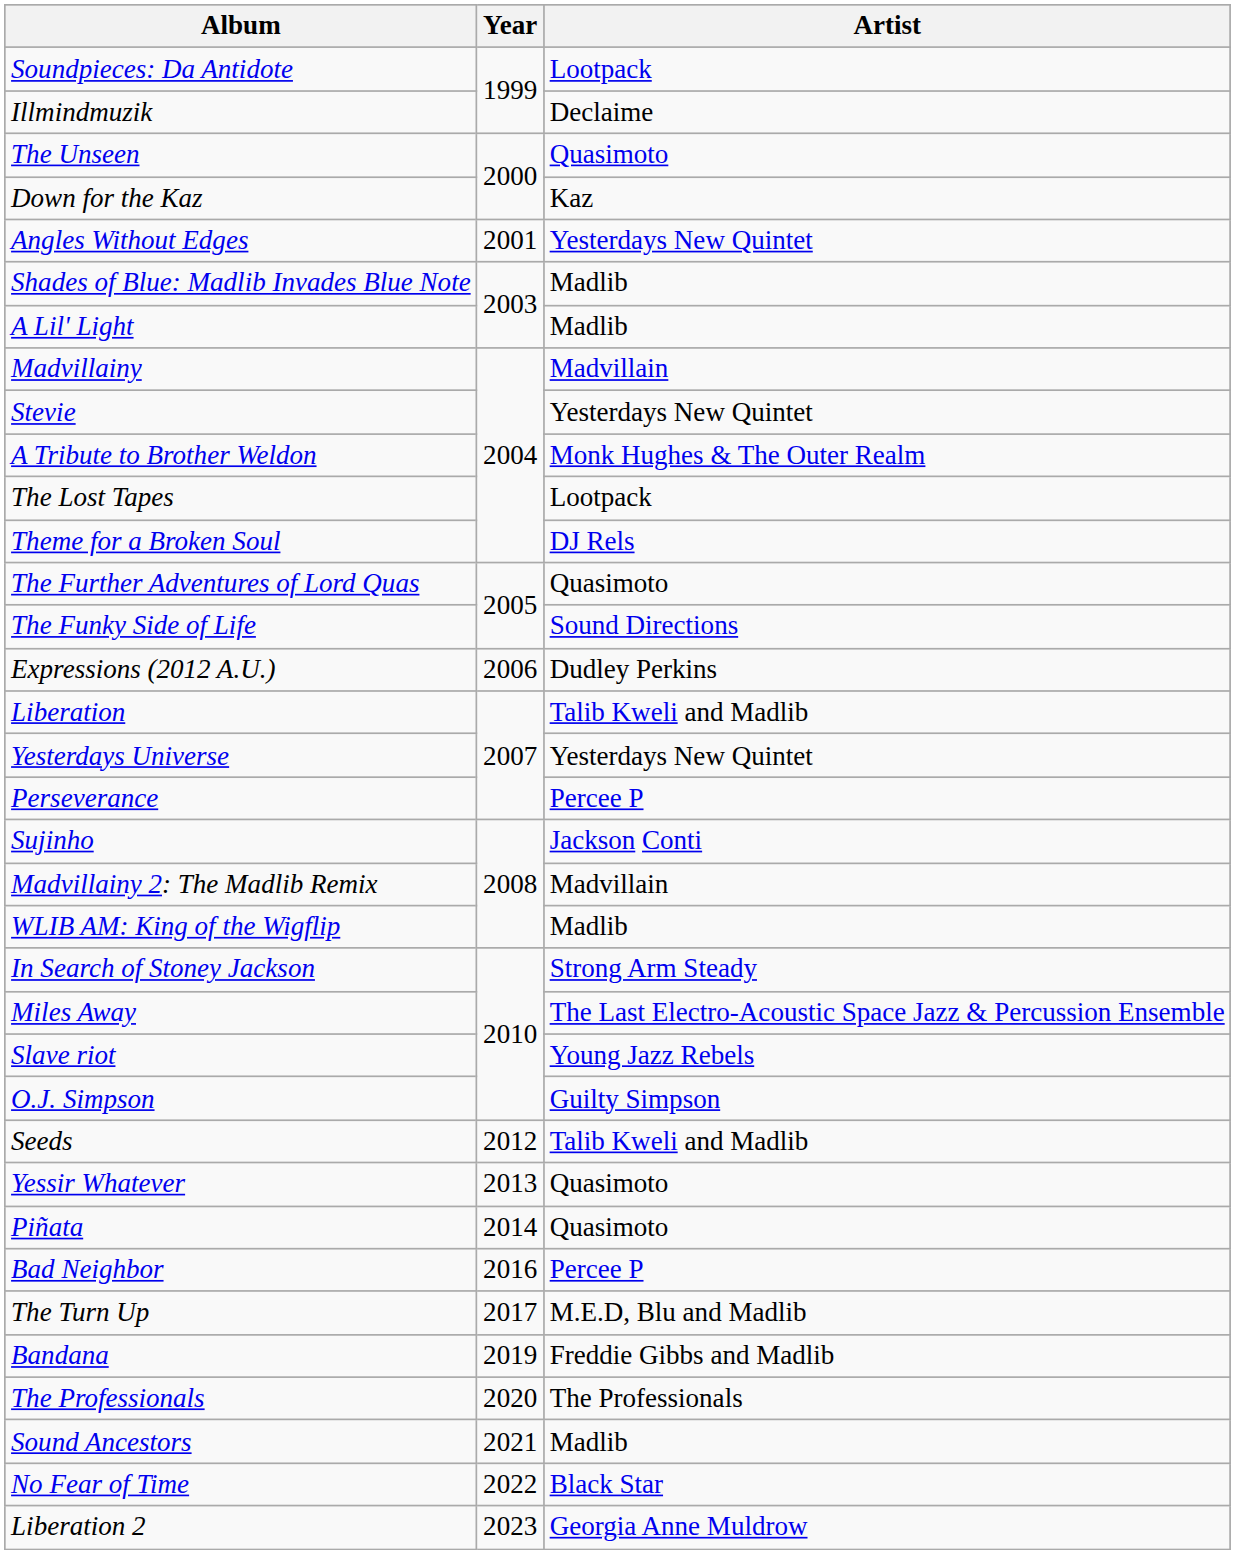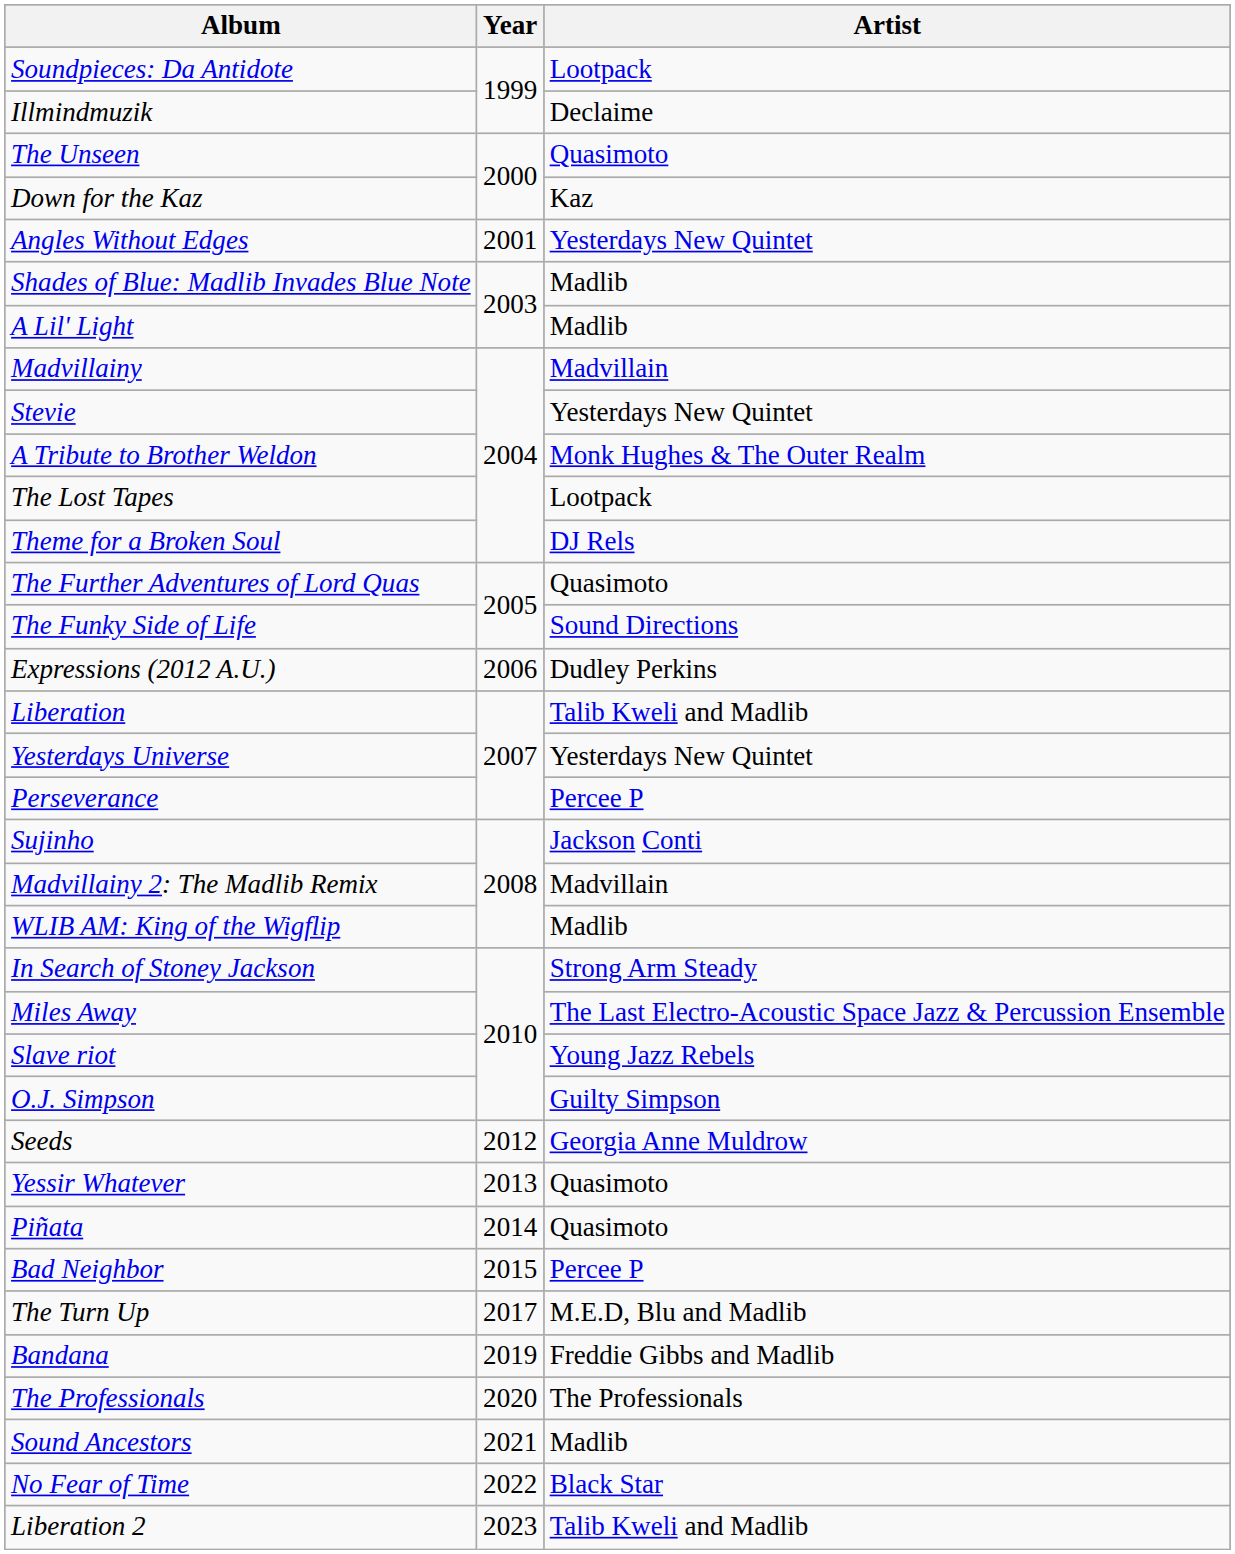(679, 1140) Talib Kweli and Madlib -> (679, 1140) Georgia Anne Muldrow
(510, 1269) 2016 -> (510, 1269) 2015
(679, 1526) Georgia Anne Muldrow -> (679, 1526) Talib Kweli and Madlib
